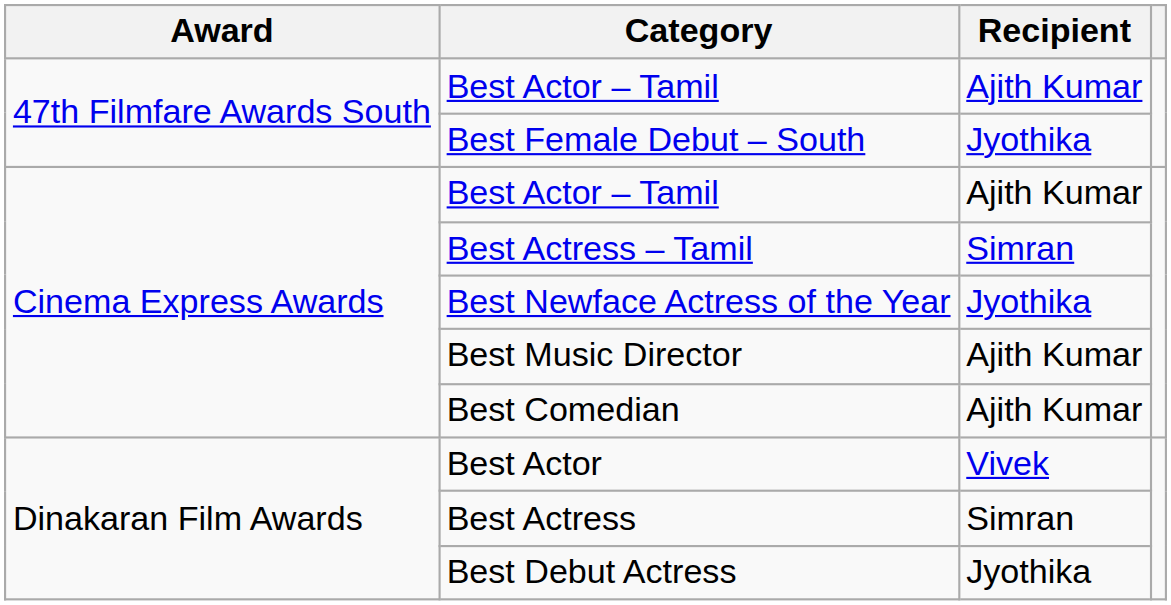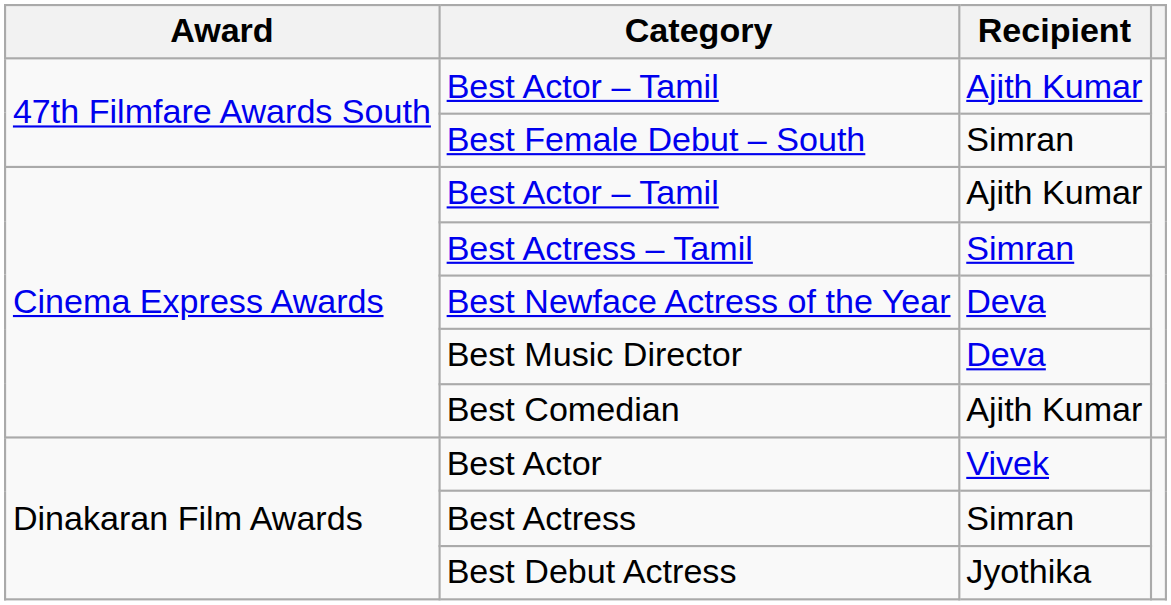(1029, 139) Jyothika -> (1020, 139) Simran
(1029, 301) Jyothika -> (1006, 301) Deva
(1054, 355) Ajith Kumar -> (1006, 355) Deva
